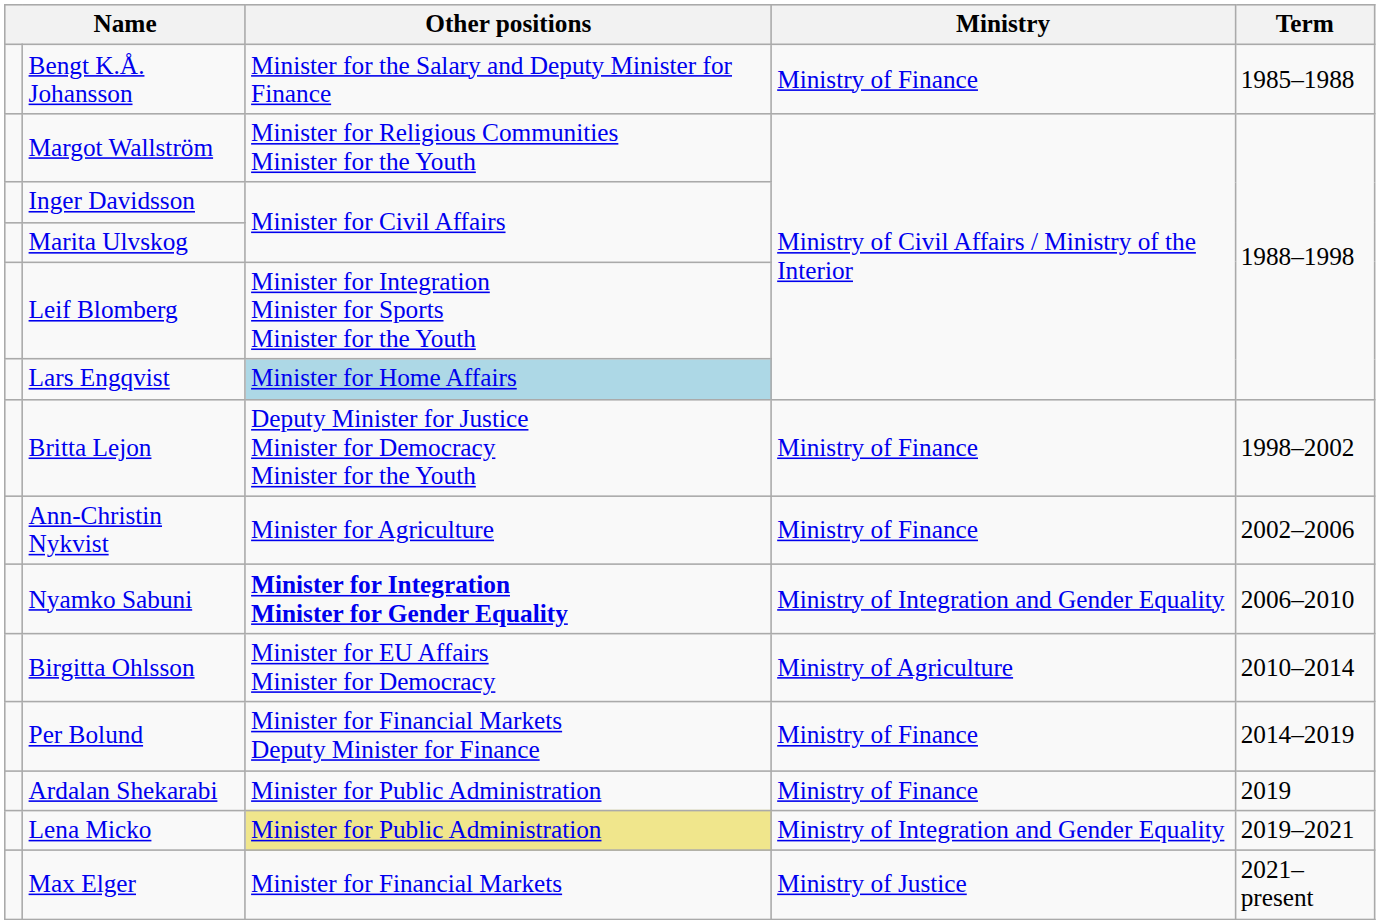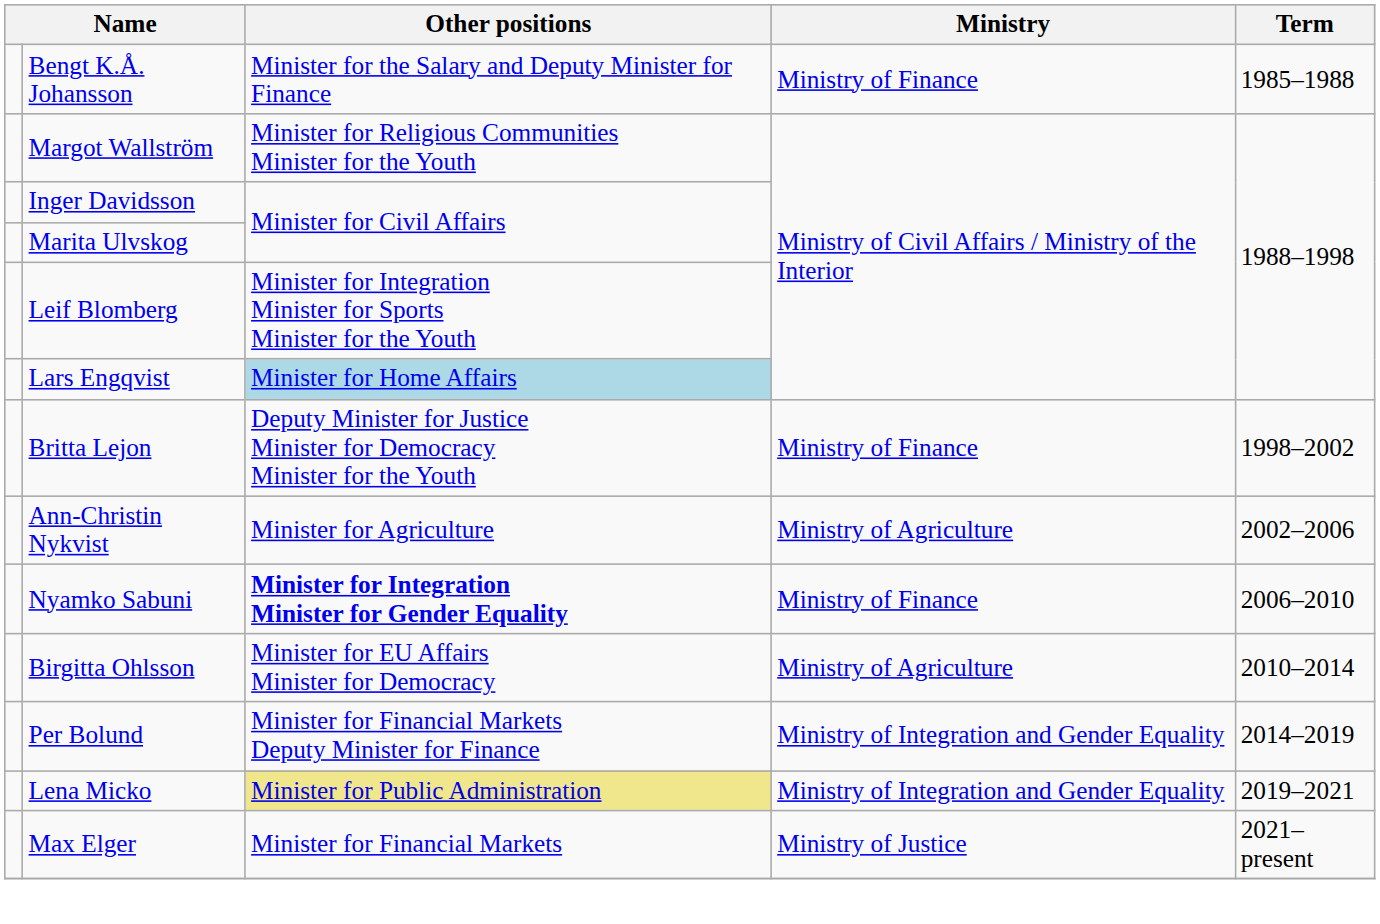(878, 530) Ministry of Finance -> (895, 530) Ministry of Agriculture
(1001, 598) Ministry of Integration and Gender Equality -> (878, 598) Ministry of Finance
(878, 735) Ministry of Finance -> (1001, 735) Ministry of Integration and Gender Equality
- row: (123, 790)
